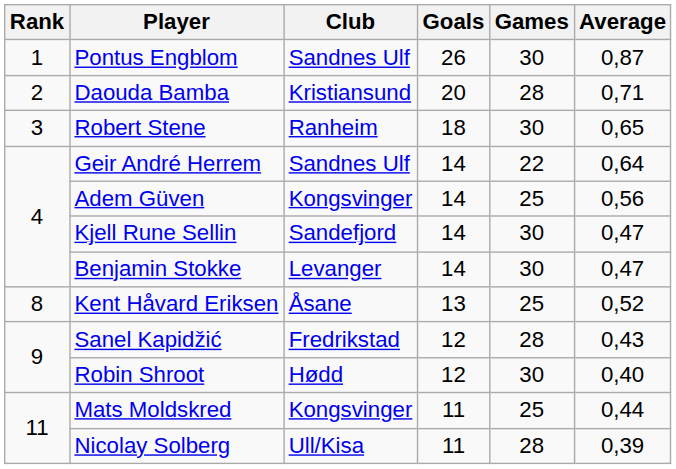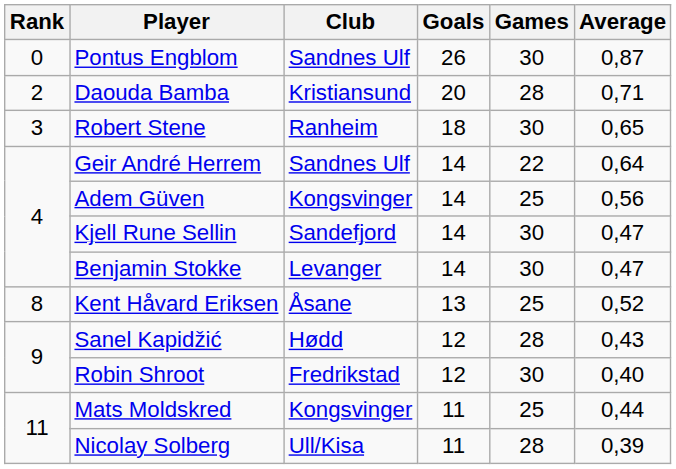(37, 57) 1 -> (37, 57) 0
(344, 339) Fredrikstad -> (316, 339) Hødd
(316, 374) Hødd -> (344, 374) Fredrikstad
